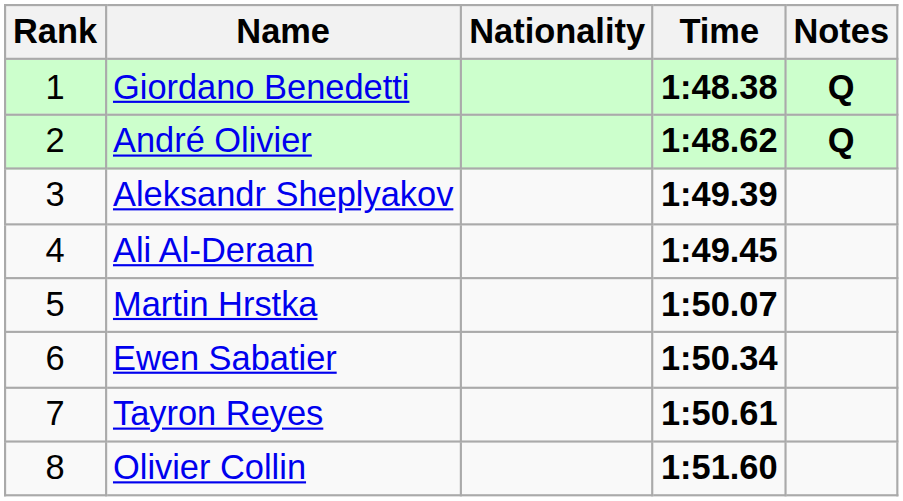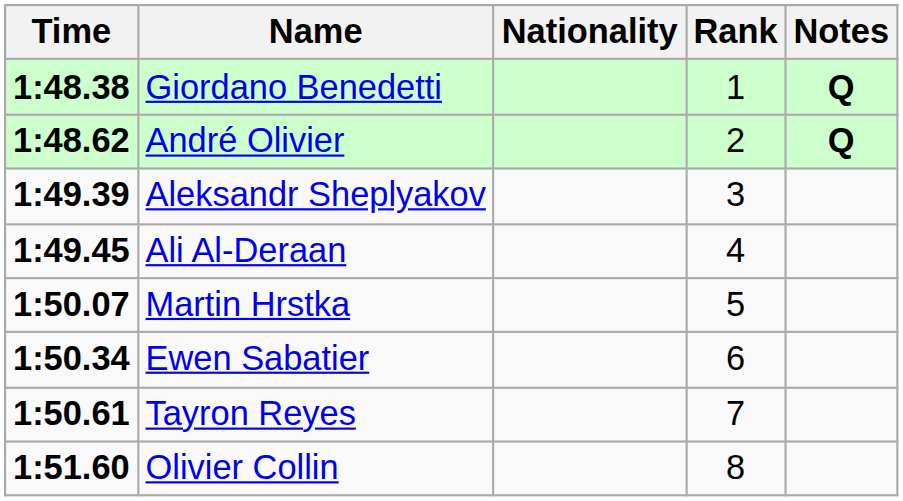columns swapped: (55, 31) <-> (719, 31)
